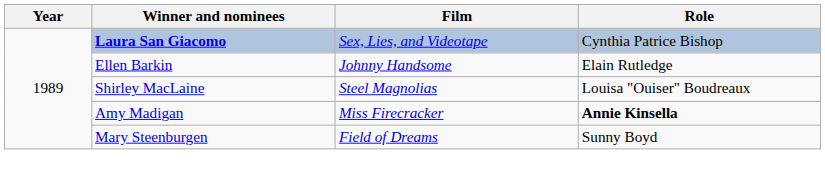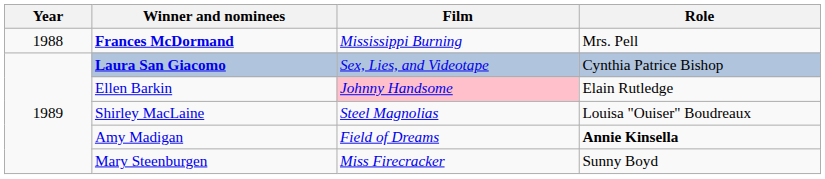+ row: (164, 40)
(395, 64) no background -> (396, 88) pink background
(391, 112) Miss Firecracker -> (390, 137) Field of Dreams
(388, 137) Field of Dreams -> (392, 161) Miss Firecracker
